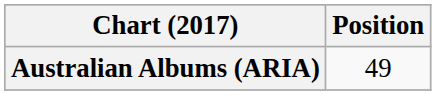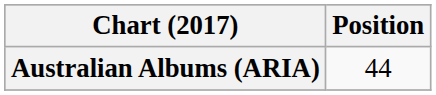(378, 68) 49 -> (378, 68) 44
